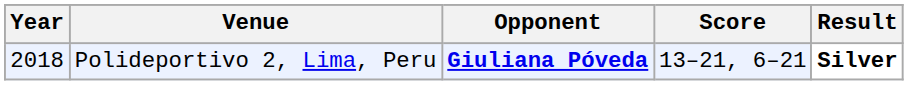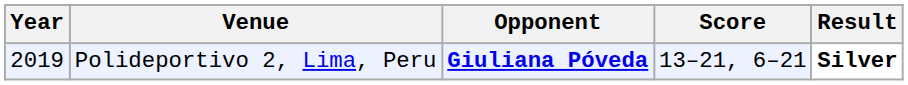(37, 61) 2018 -> (37, 61) 2019
